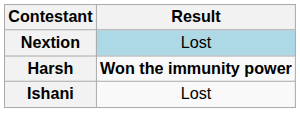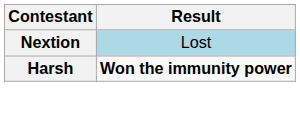- row: (50, 94)
